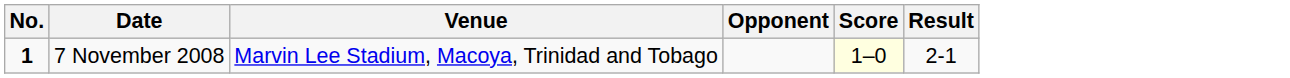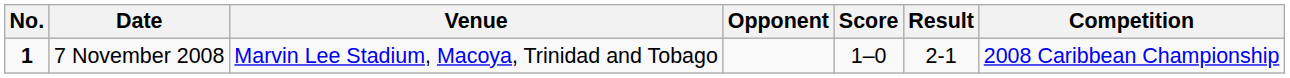+ column: (1132, 21)
(869, 55) lightyellow background -> (869, 55) no background
